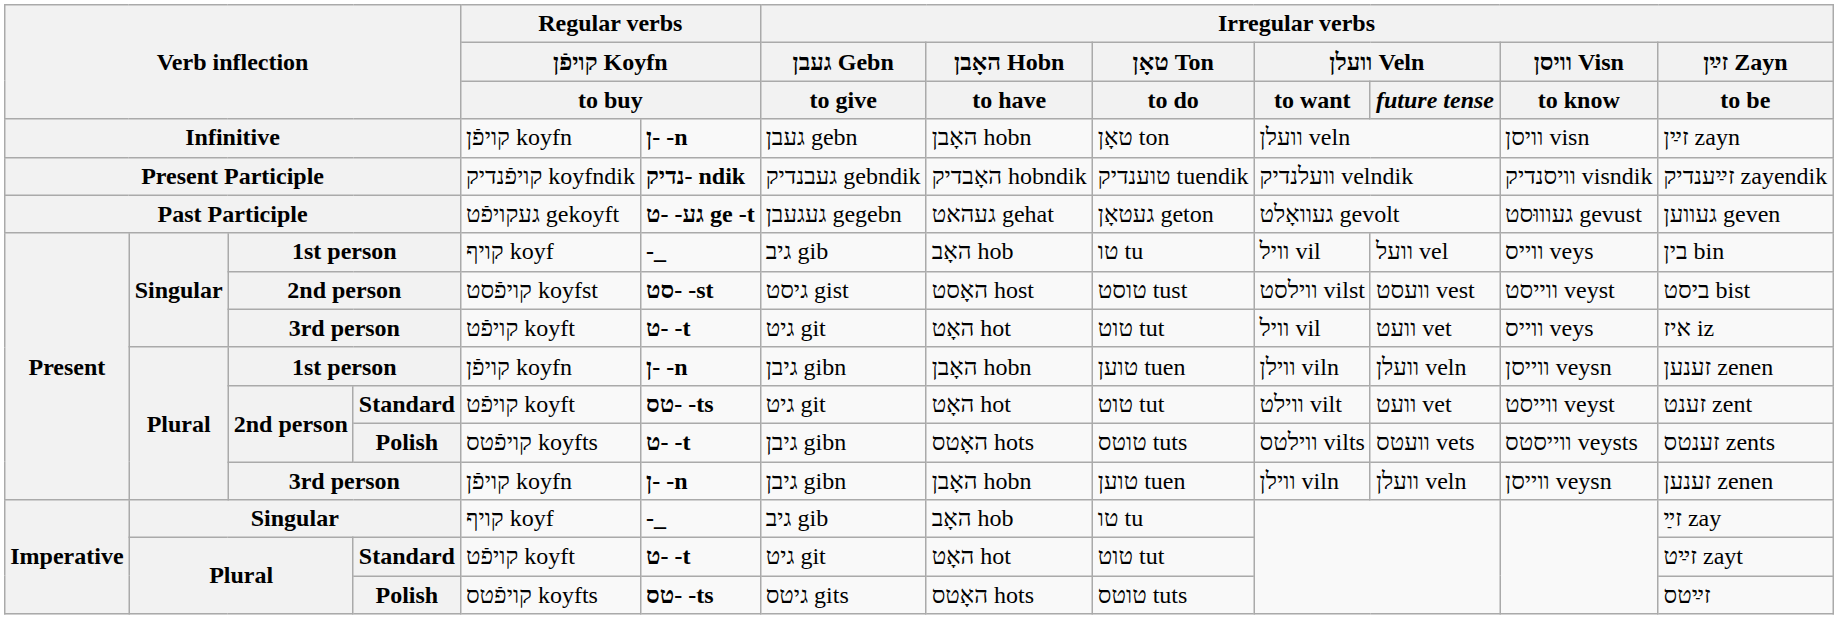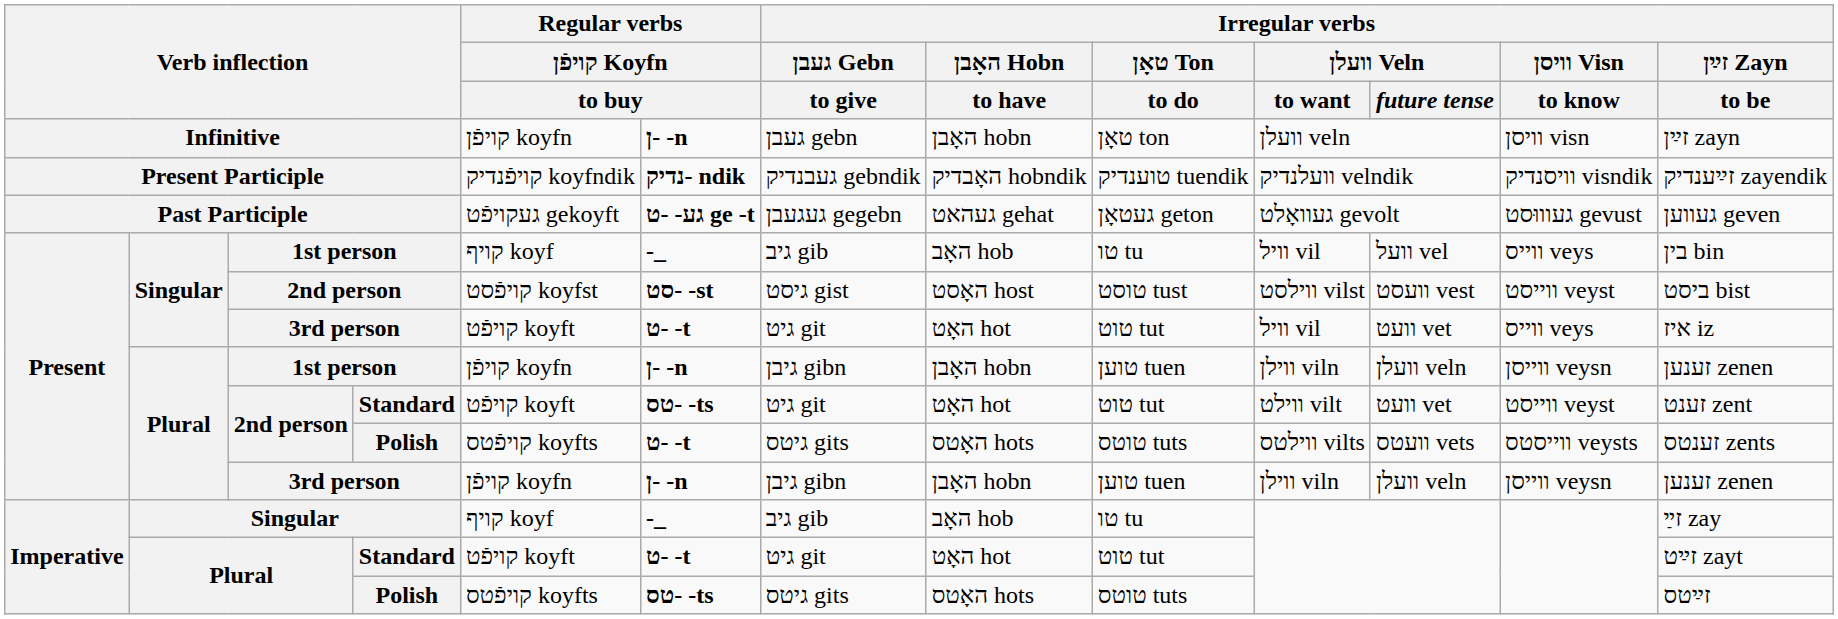(806, 442) גיבן gibn -> (807, 442) גיטס gits
